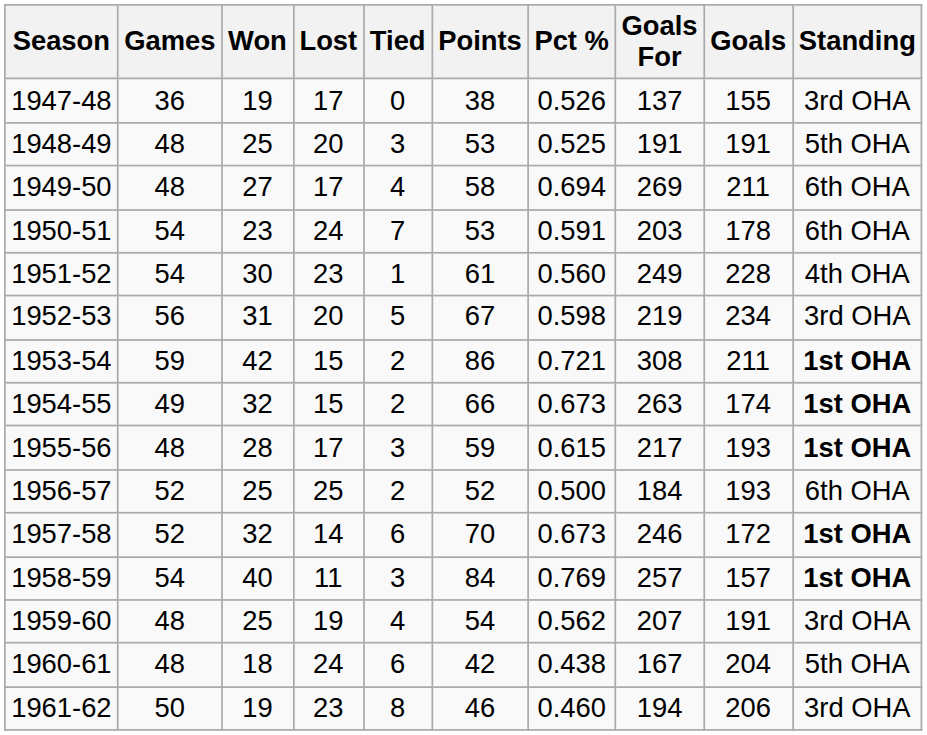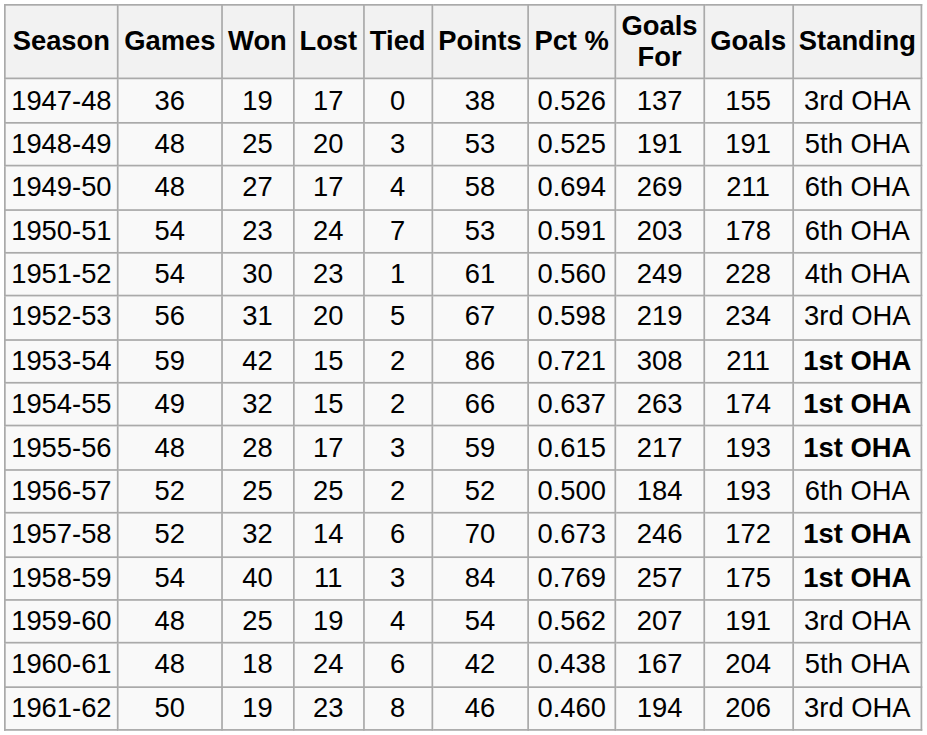(572, 404) 0.673 -> (572, 404) 0.637
(748, 577) 157 -> (748, 577) 175
